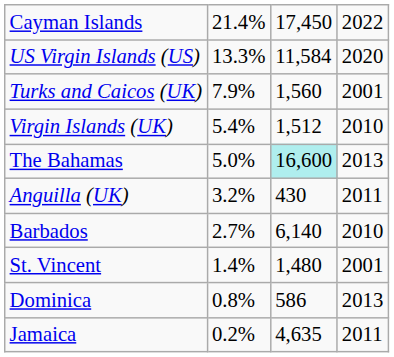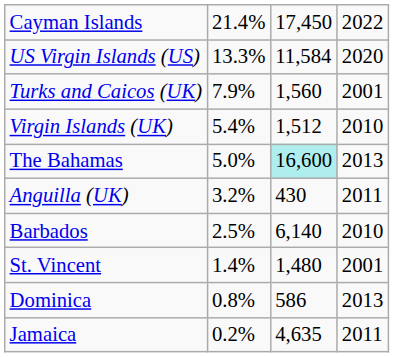(234, 230) 2.7% -> (234, 230) 2.5%
